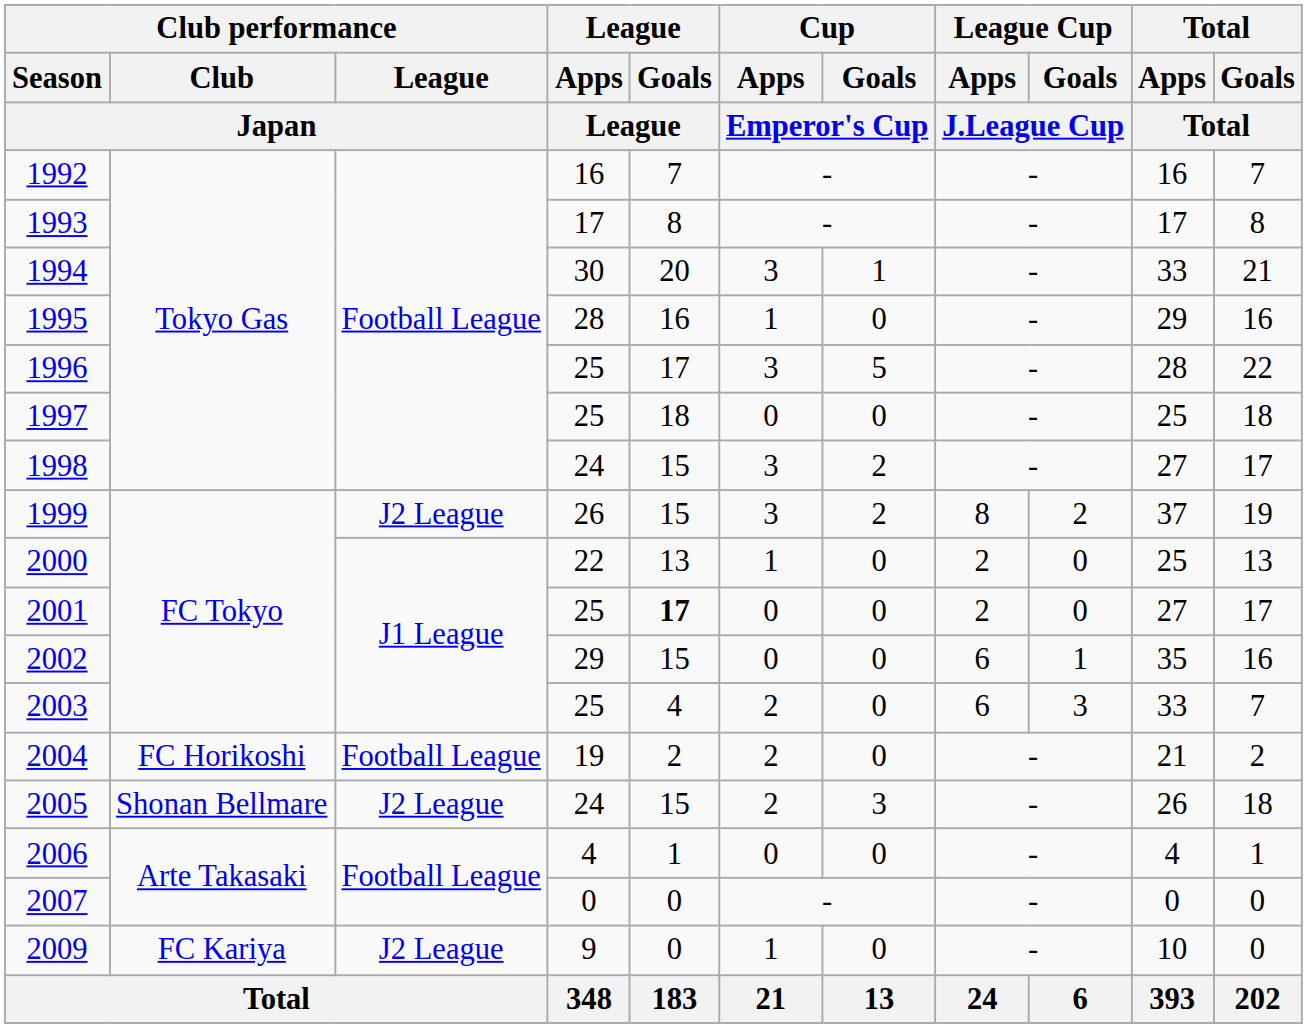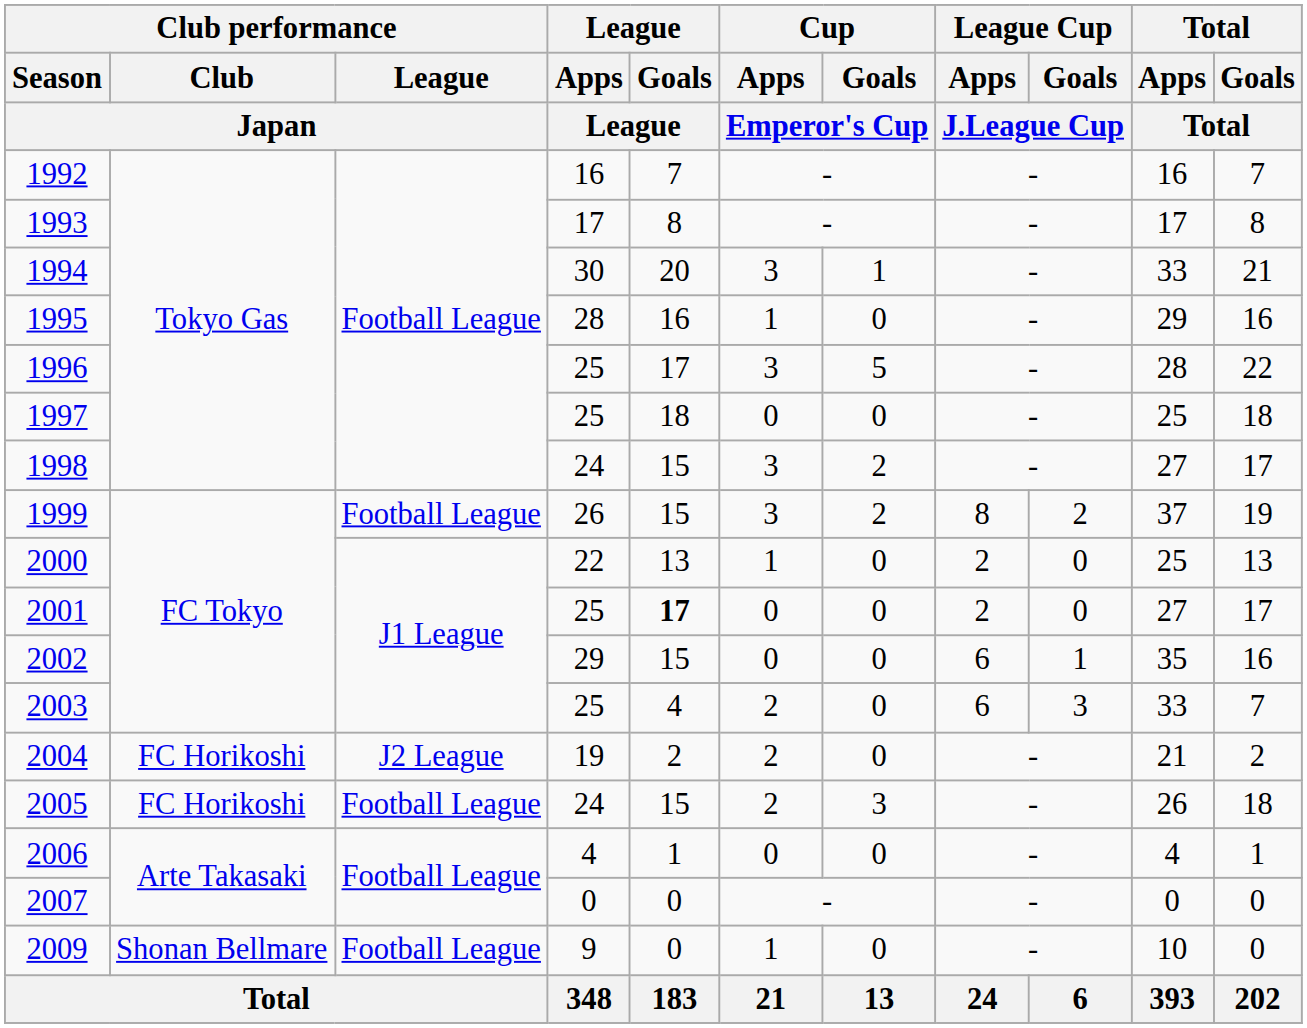(441, 513) J2 League -> (441, 513) Football League
(441, 755) Football League -> (441, 755) J2 League
(222, 804) Shonan Bellmare -> (222, 804) FC Horikoshi
(441, 804) J2 League -> (441, 804) Football League
(222, 949) FC Kariya -> (222, 949) Shonan Bellmare
(441, 949) J2 League -> (441, 949) Football League
